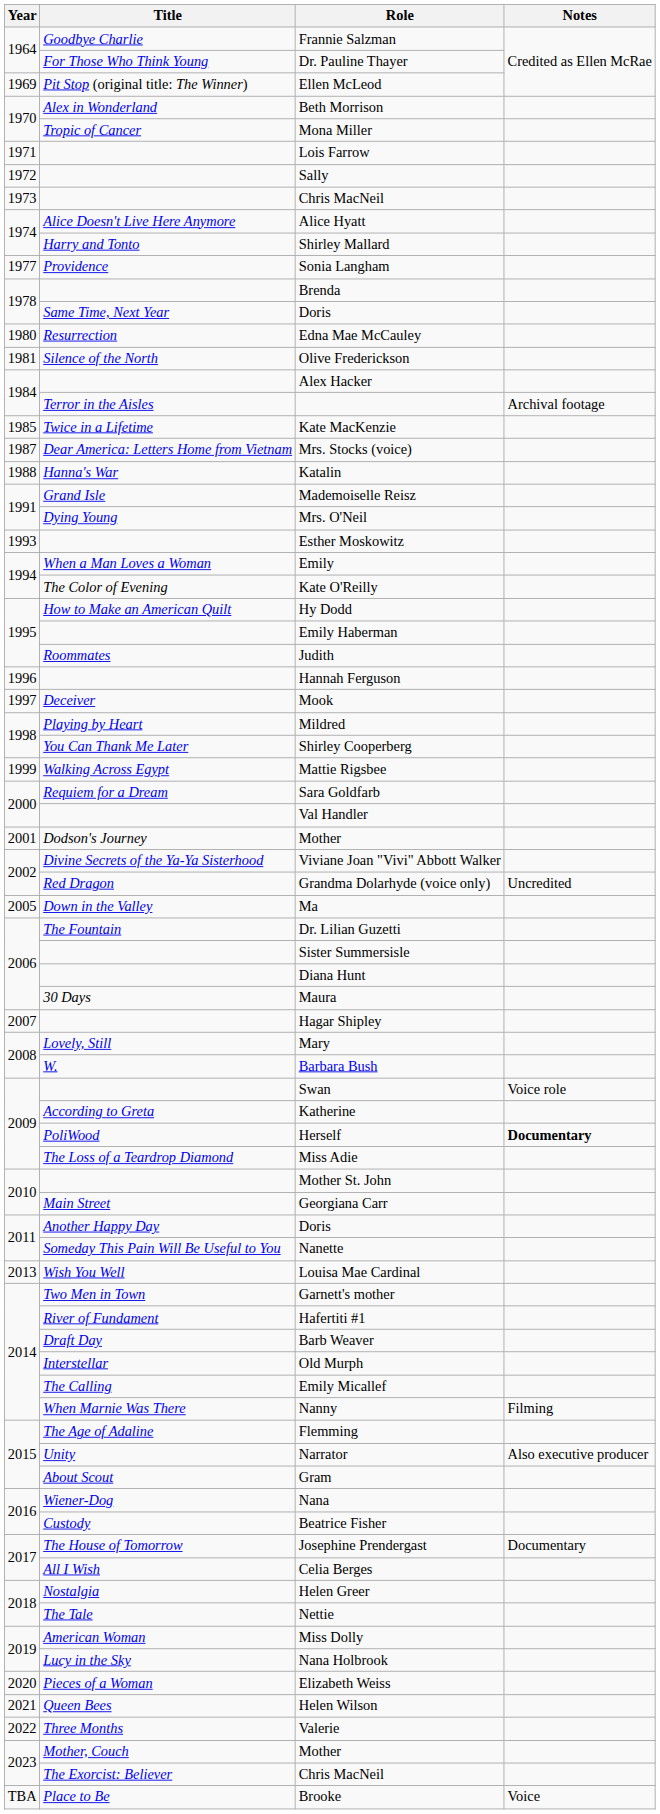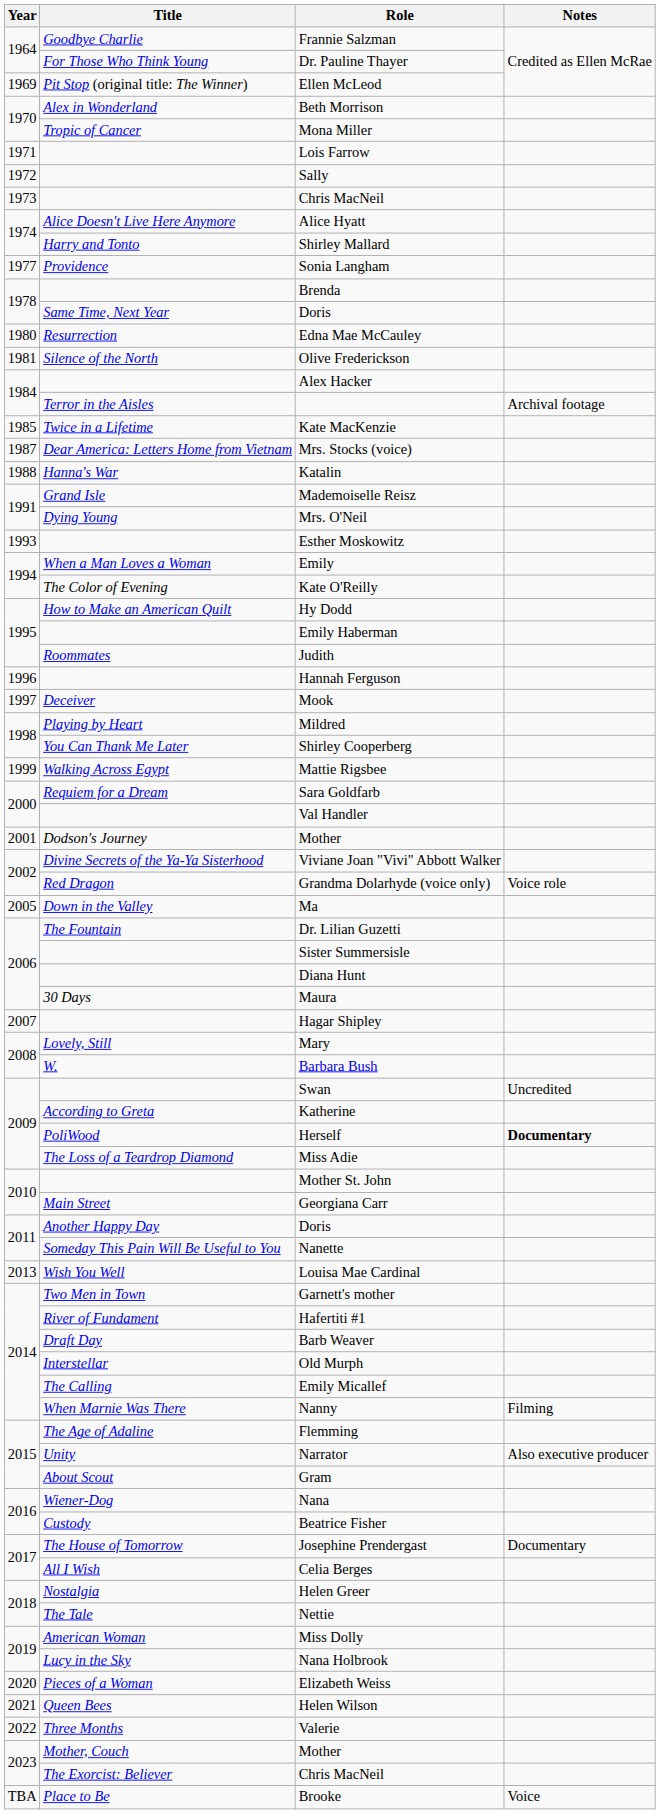(540, 883) Uncredited -> (537, 883) Voice role
(537, 1089) Voice role -> (540, 1089) Uncredited
